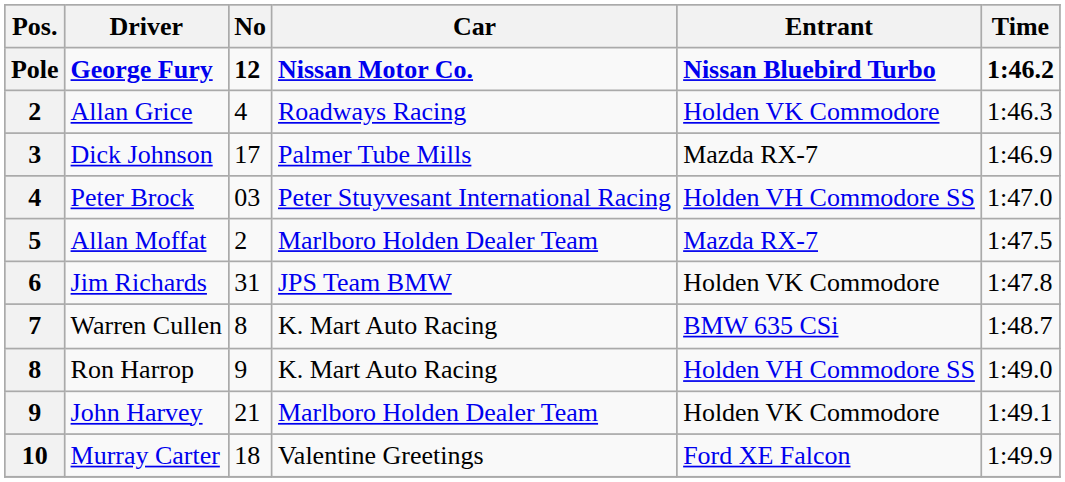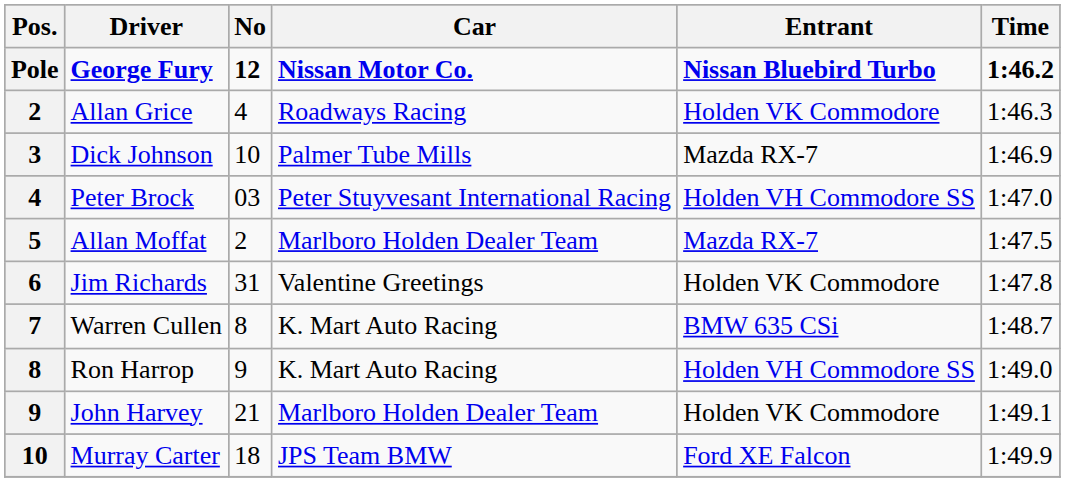(247, 154) 17 -> (247, 154) 10
(365, 283) JPS Team BMW -> (381, 283) Valentine Greetings
(381, 454) Valentine Greetings -> (365, 454) JPS Team BMW
